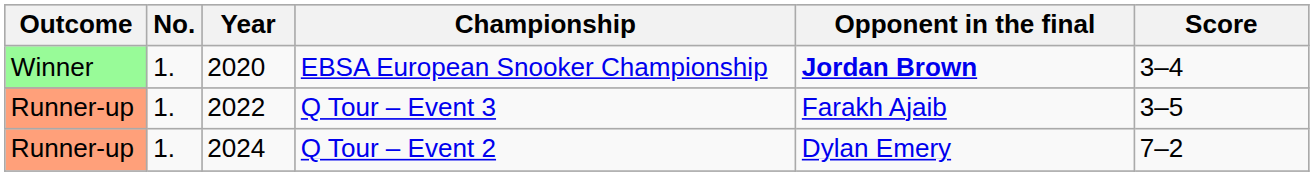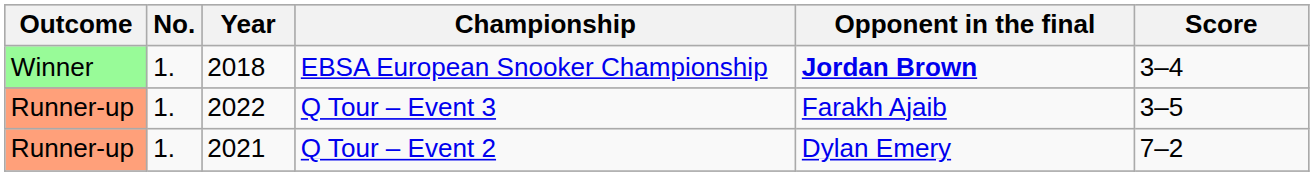(236, 66) 2020 -> (236, 66) 2018
(236, 149) 2024 -> (236, 149) 2021
